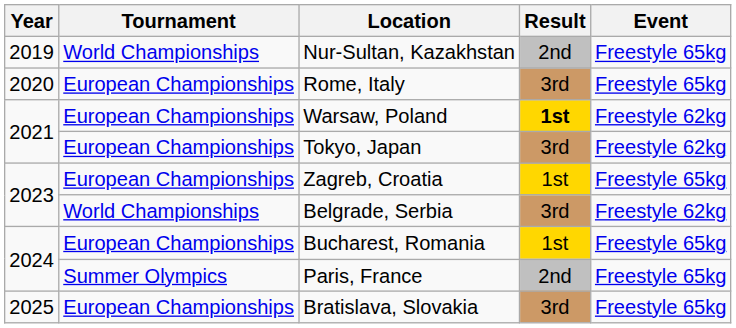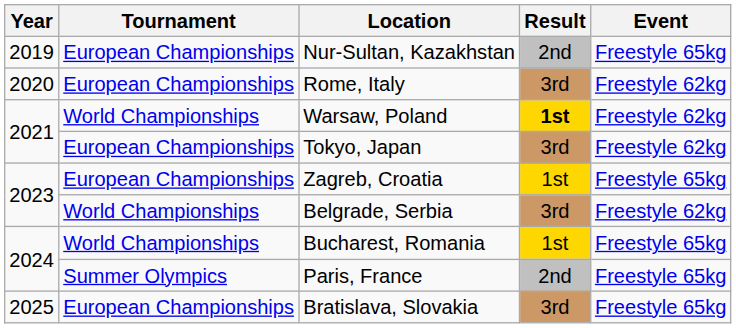(161, 52) World Championships -> (179, 52) European Championships
(661, 84) Freestyle 65kg -> (661, 84) Freestyle 62kg
(179, 116) European Championships -> (161, 116) World Championships
(179, 243) European Championships -> (161, 243) World Championships
